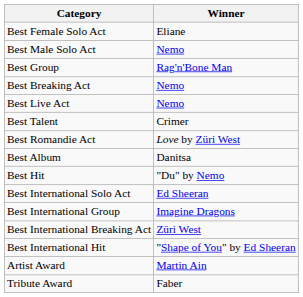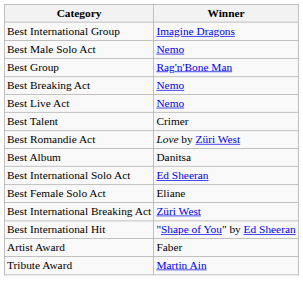rows swapped: (56, 31) <-> (63, 211)
- row: (26, 175)
(181, 265) Martin Ain -> (169, 247) Faber
(169, 283) Faber -> (181, 265) Martin Ain
